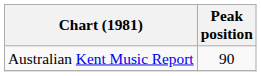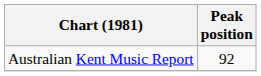(227, 58) 90 -> (227, 58) 92
